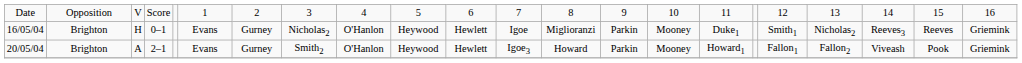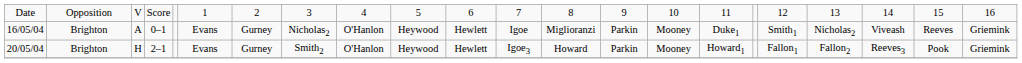(138, 30) H -> (138, 30) A
(888, 30) Reeves3 -> (888, 30) Viveash
(138, 48) A -> (138, 48) H
(888, 48) Viveash -> (888, 49) Reeves3
